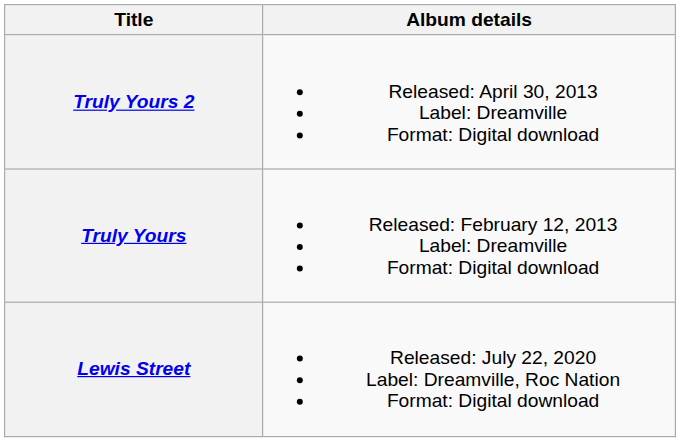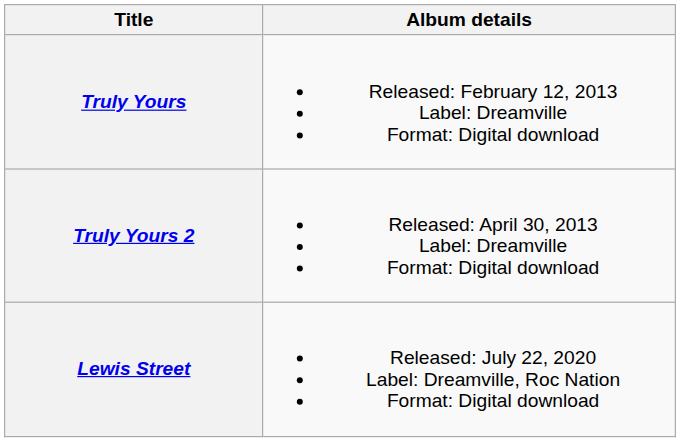rows swapped: (134, 235) <-> (134, 101)
